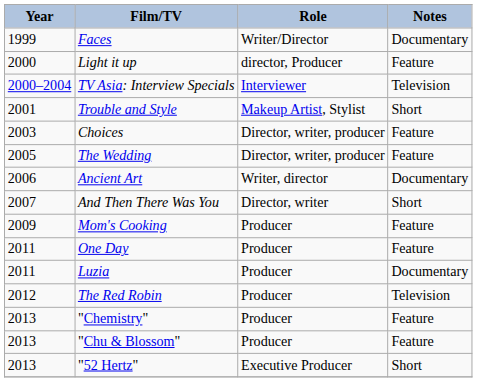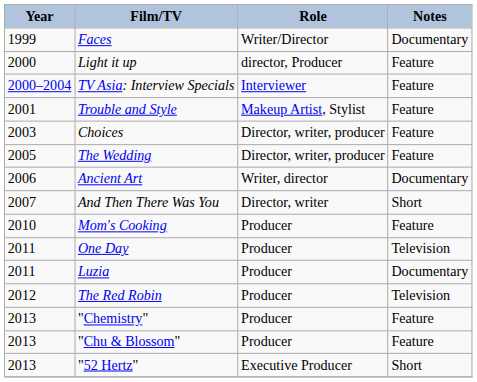(421, 86) Television -> (413, 86) Feature
(407, 109) Short -> (413, 109) Feature
(22, 226) 2009 -> (22, 226) 2010
(413, 249) Feature -> (421, 249) Television
